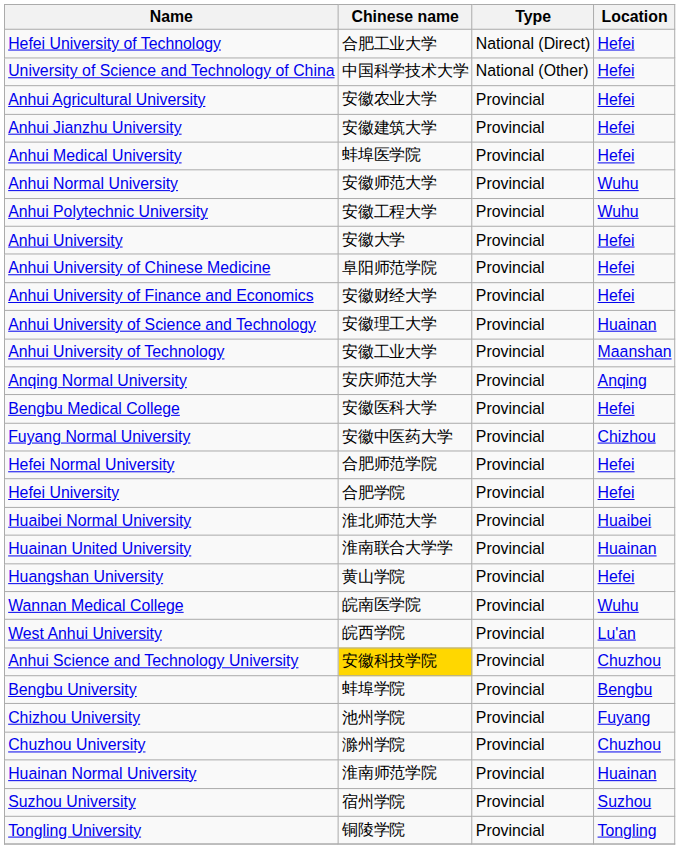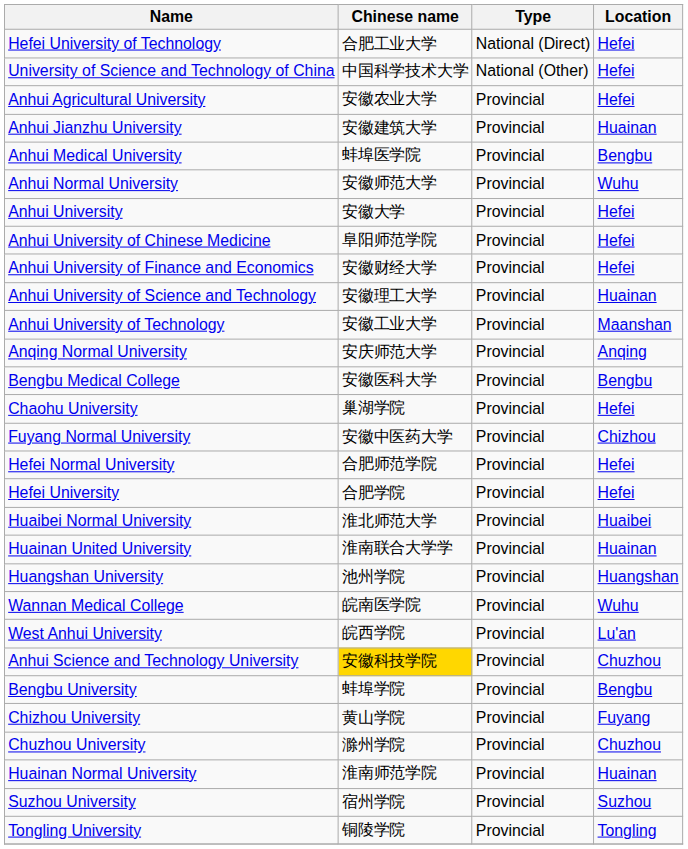(616, 127) Hefei -> (627, 127) Huainan
(616, 156) Hefei -> (625, 156) Bengbu
- row: (108, 212)
(616, 408) Hefei -> (625, 380) Bengbu
+ row: (73, 408)
(374, 576) 黄山学院 -> (374, 576) 池州学院
(616, 577) Hefei -> (638, 577) Huangshan
(374, 717) 池州学院 -> (374, 717) 黄山学院
